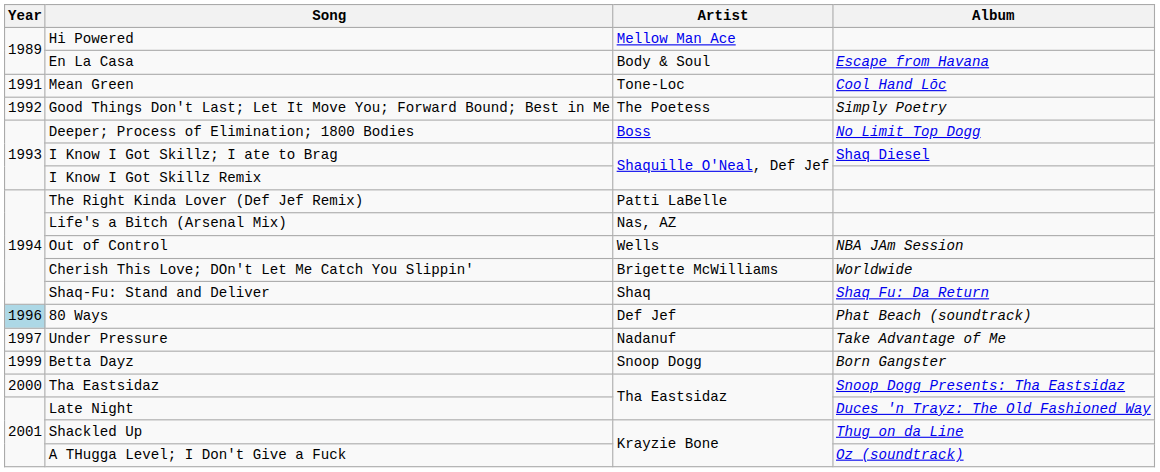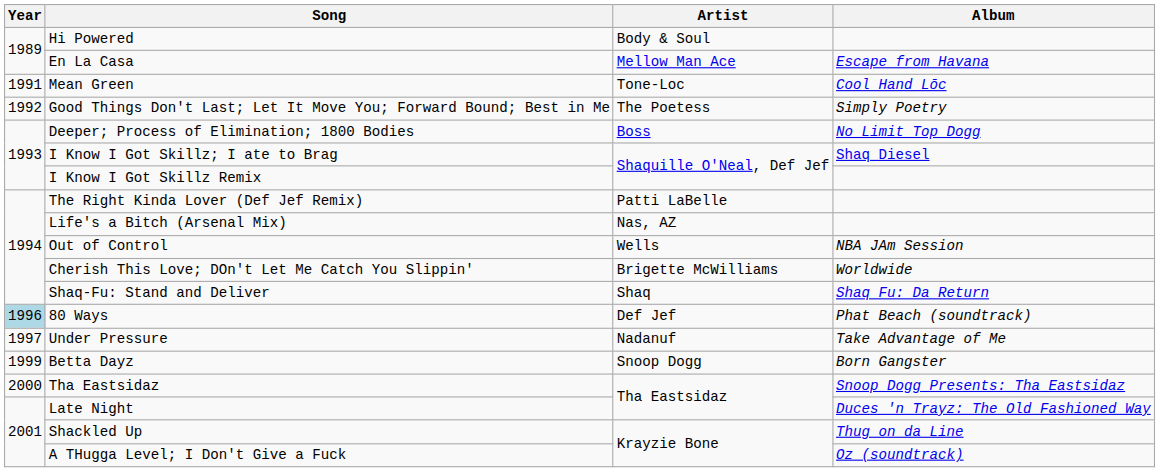(676, 39) Mellow Man Ace -> (663, 39) Body & Soul
(663, 62) Body & Soul -> (676, 62) Mellow Man Ace
